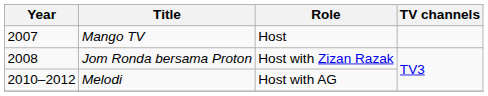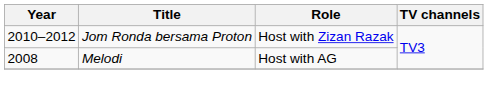- row: (113, 36)
(23, 58) 2008 -> (42, 36) 2010–2012
(42, 79) 2010–2012 -> (23, 58) 2008
